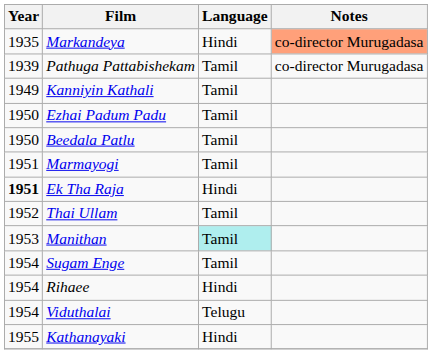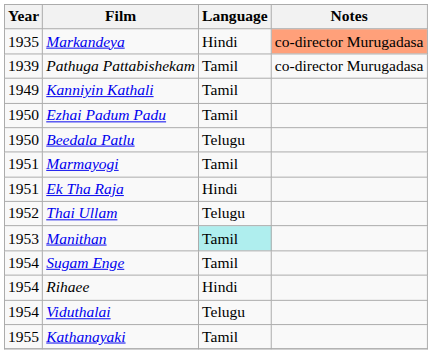(220, 139) Tamil -> (224, 139) Telugu
(24, 189) bold -> (24, 189) normal
(220, 213) Tamil -> (224, 213) Telugu
(220, 336) Hindi -> (220, 336) Tamil
